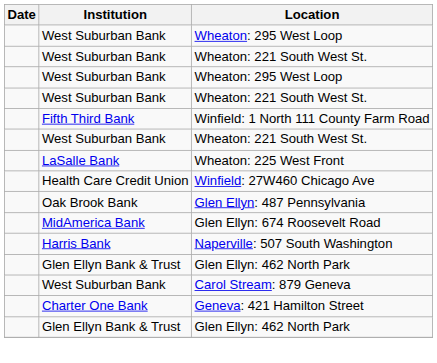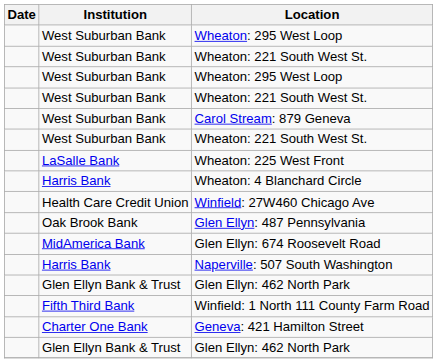rows swapped: (104, 285) <-> (88, 118)
+ row: (76, 181)
